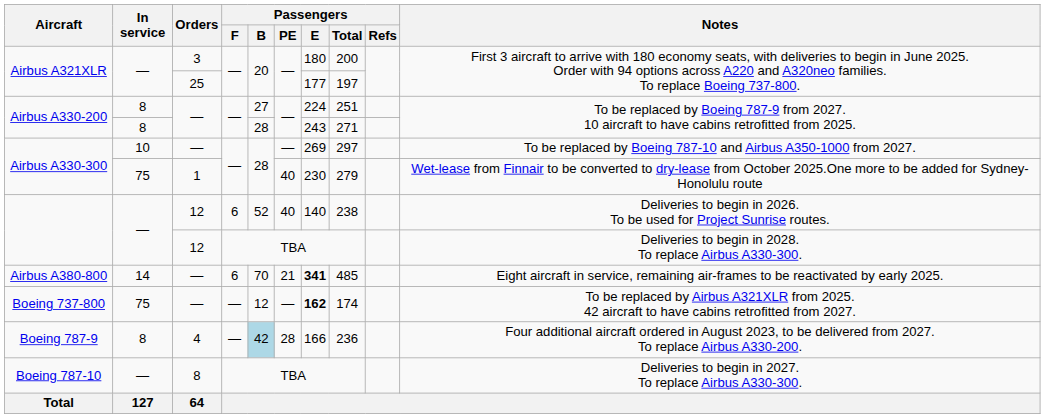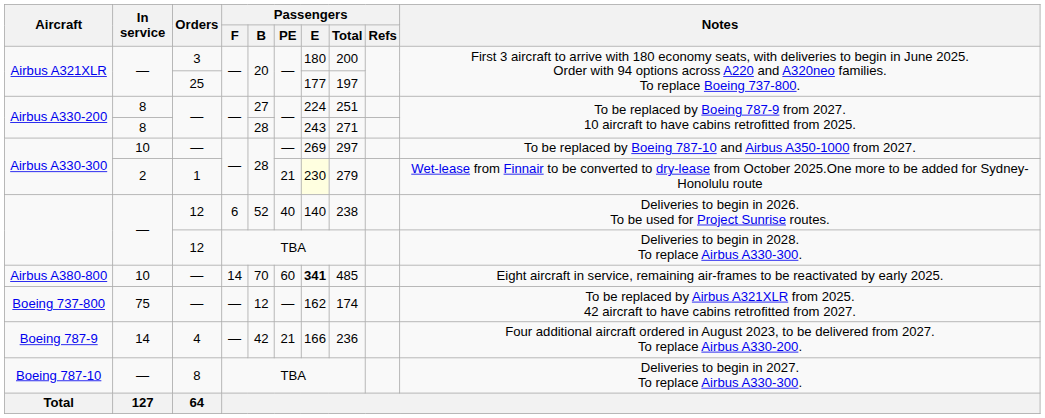(143, 176) 75 -> (143, 176) 2
(288, 176) 40 -> (288, 176) 21
(315, 176) no background -> (315, 176) lightyellow background
(143, 275) 14 -> (143, 275) 10
(235, 275) 6 -> (235, 275) 14
(288, 275) 21 -> (288, 275) 60
(315, 304) bold -> (315, 304) normal
(143, 339) 8 -> (143, 339) 14
(261, 339) lightblue background -> (261, 339) no background
(288, 339) 28 -> (288, 339) 21
